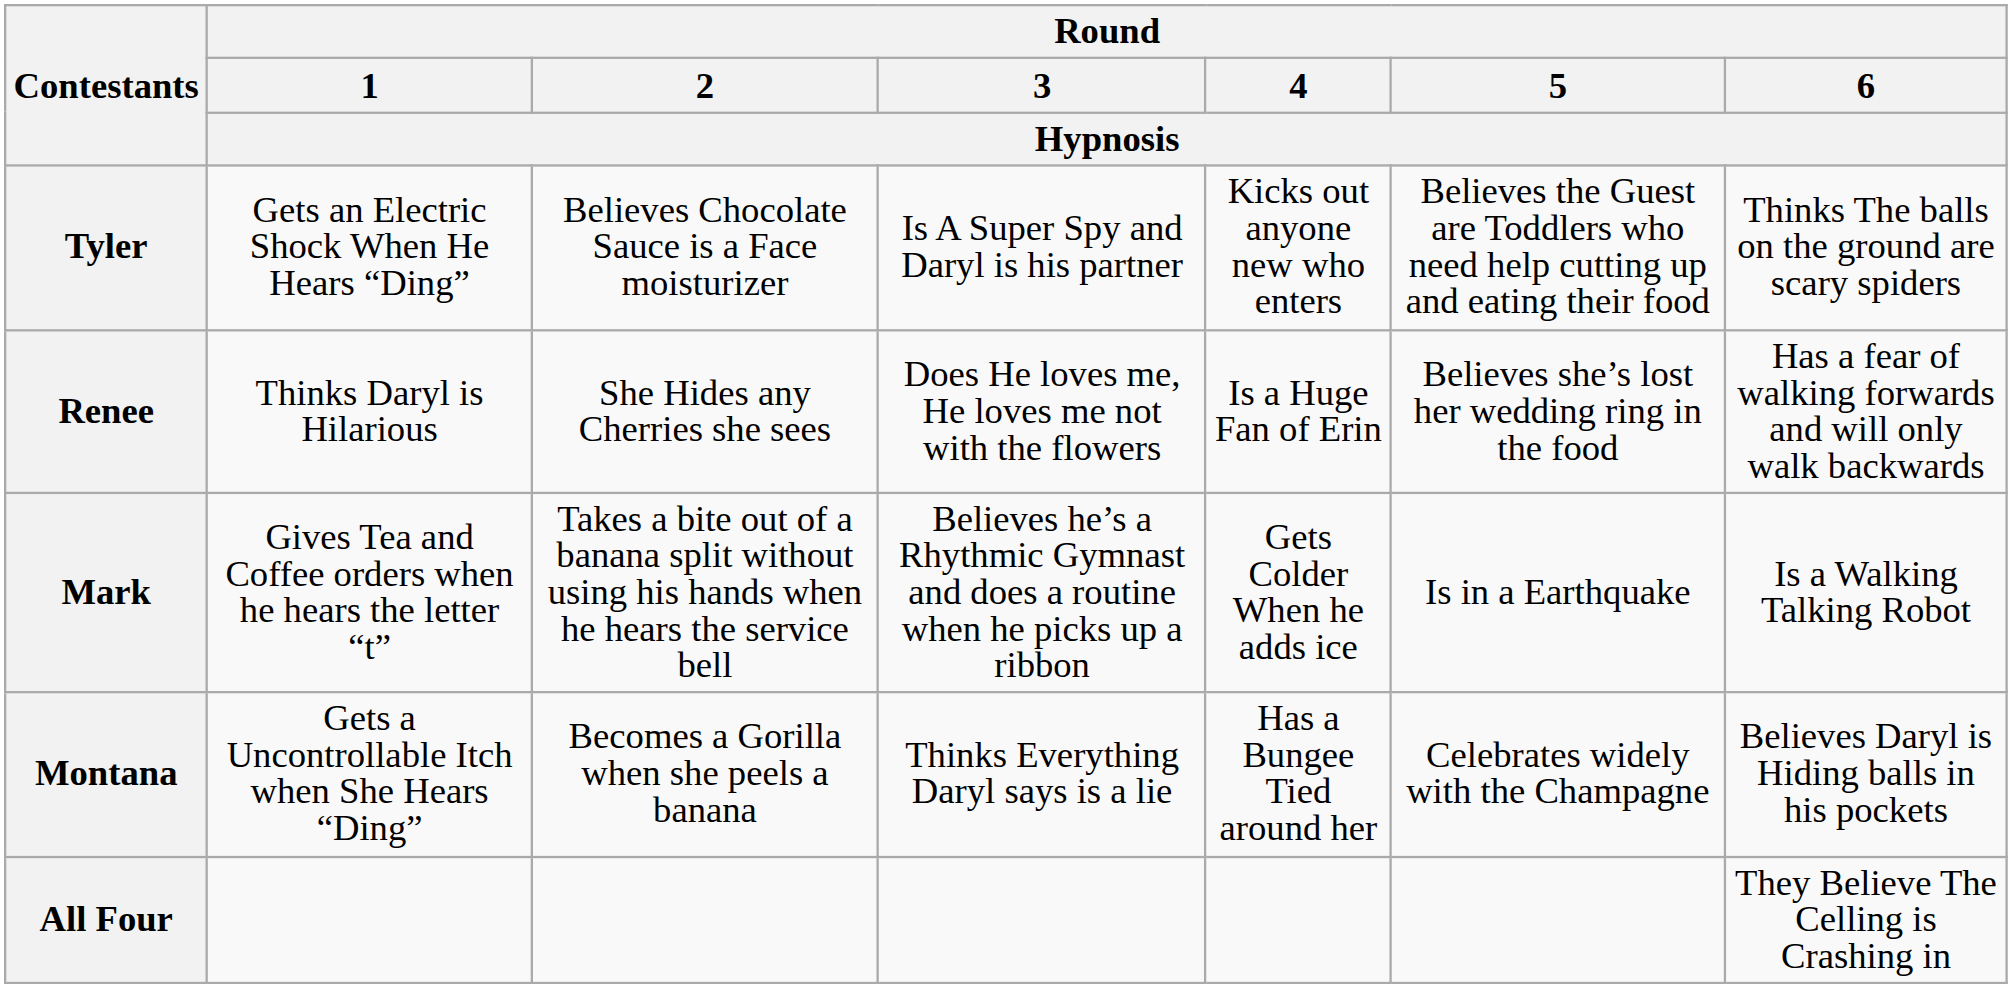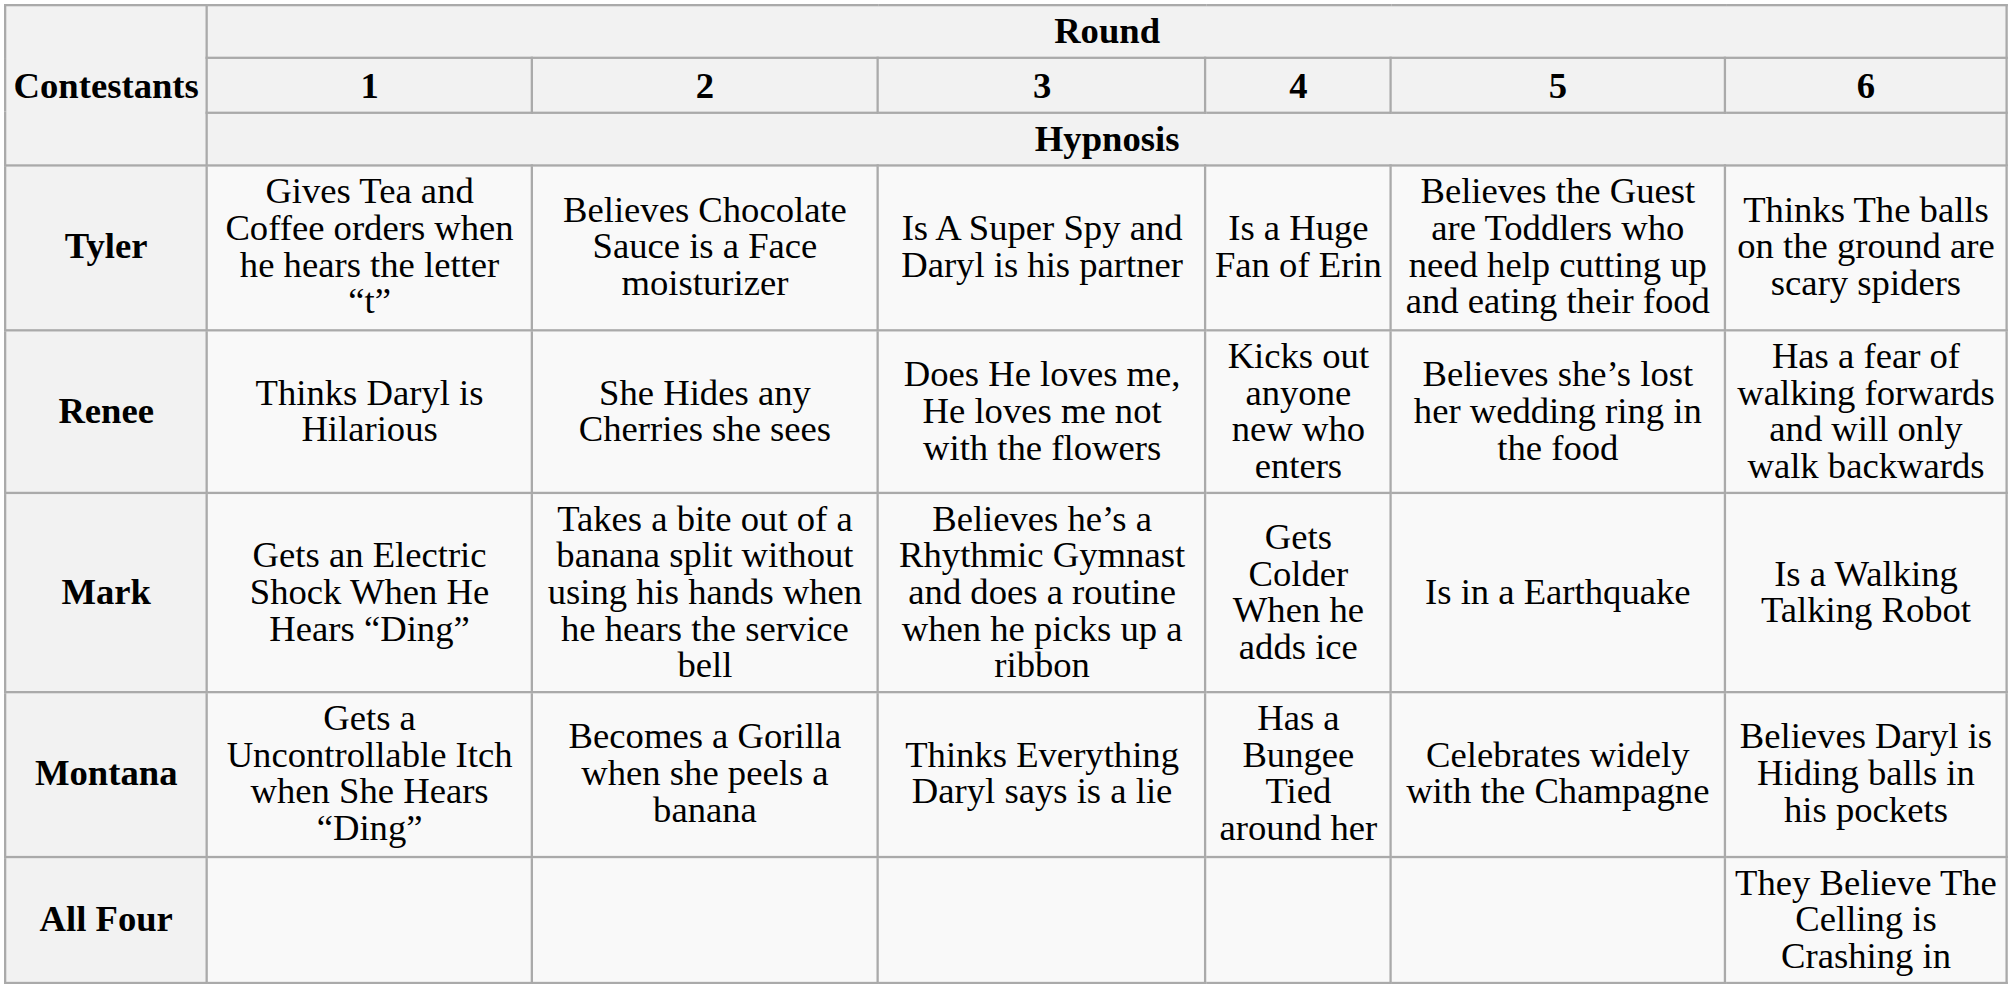(370, 246) Gets an Electric Shock When He Hears “Ding” -> (370, 246) Gives Tea and Coffee orders when he hears the letter “t”
(1298, 246) Kicks out anyone new who enters -> (1298, 246) Is a Huge Fan of Erin
(1298, 410) Is a Huge Fan of Erin -> (1298, 410) Kicks out anyone new who enters
(370, 592) Gives Tea and Coffee orders when he hears the letter “t” -> (370, 592) Gets an Electric Shock When He Hears “Ding”
